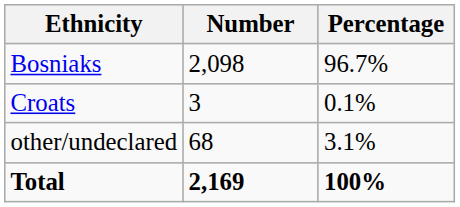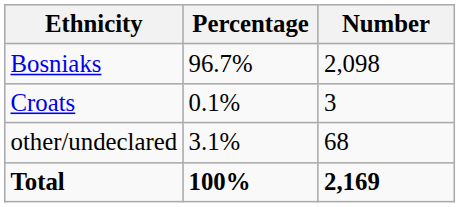columns swapped: (251, 24) <-> (386, 24)
